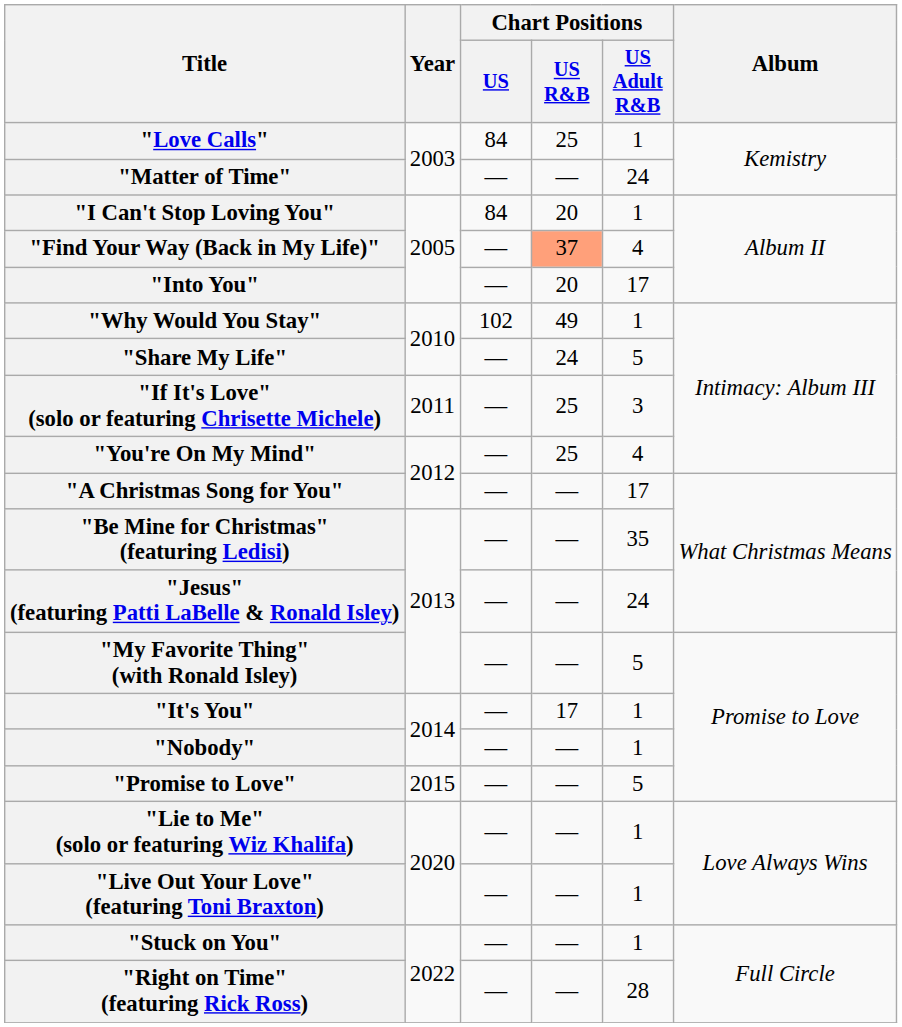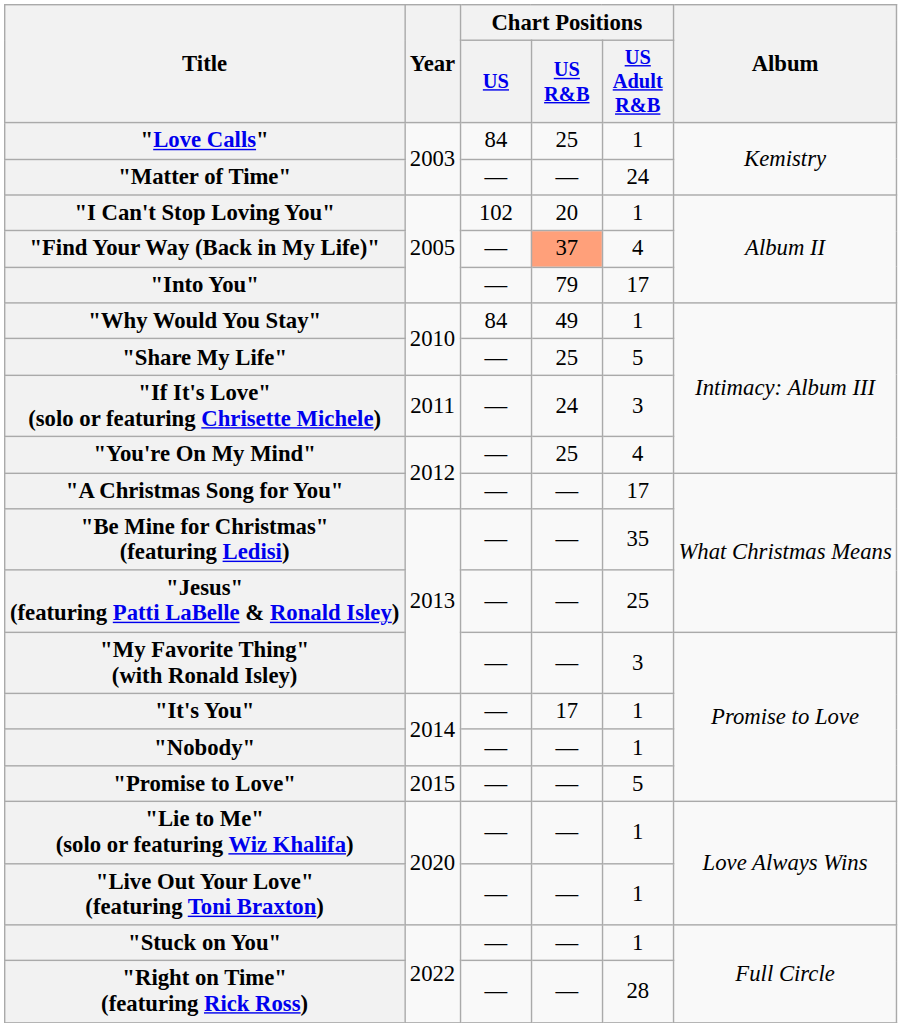(496, 212) 84 -> (496, 212) 102
(567, 284) 20 -> (567, 284) 79
(496, 320) 102 -> (496, 320) 84
(567, 356) 24 -> (567, 356) 25
(567, 405) 25 -> (567, 405) 24
(638, 600) 24 -> (638, 600) 25
(638, 662) 5 -> (638, 662) 3
